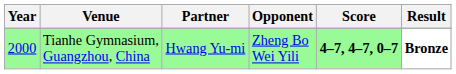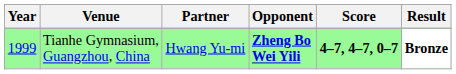(22, 48) 2000 -> (22, 48) 1999
(280, 48) normal -> (282, 48) bold
